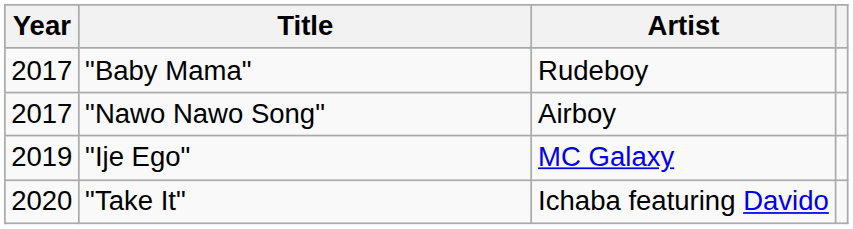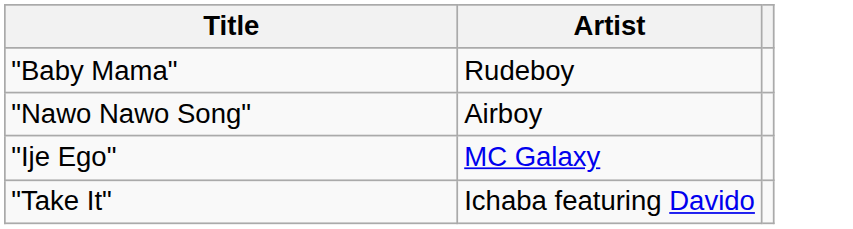- column: (42, 26)
